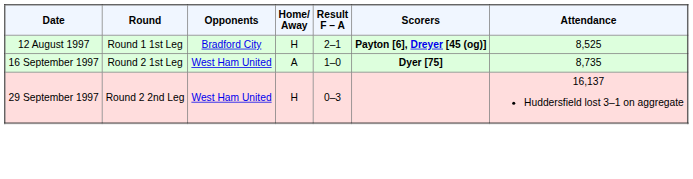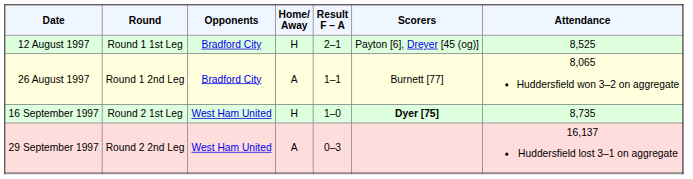(421, 44) bold -> (417, 44) normal
+ row: (54, 79)
(294, 63) A -> (294, 113) H
(294, 97) H -> (294, 148) A
